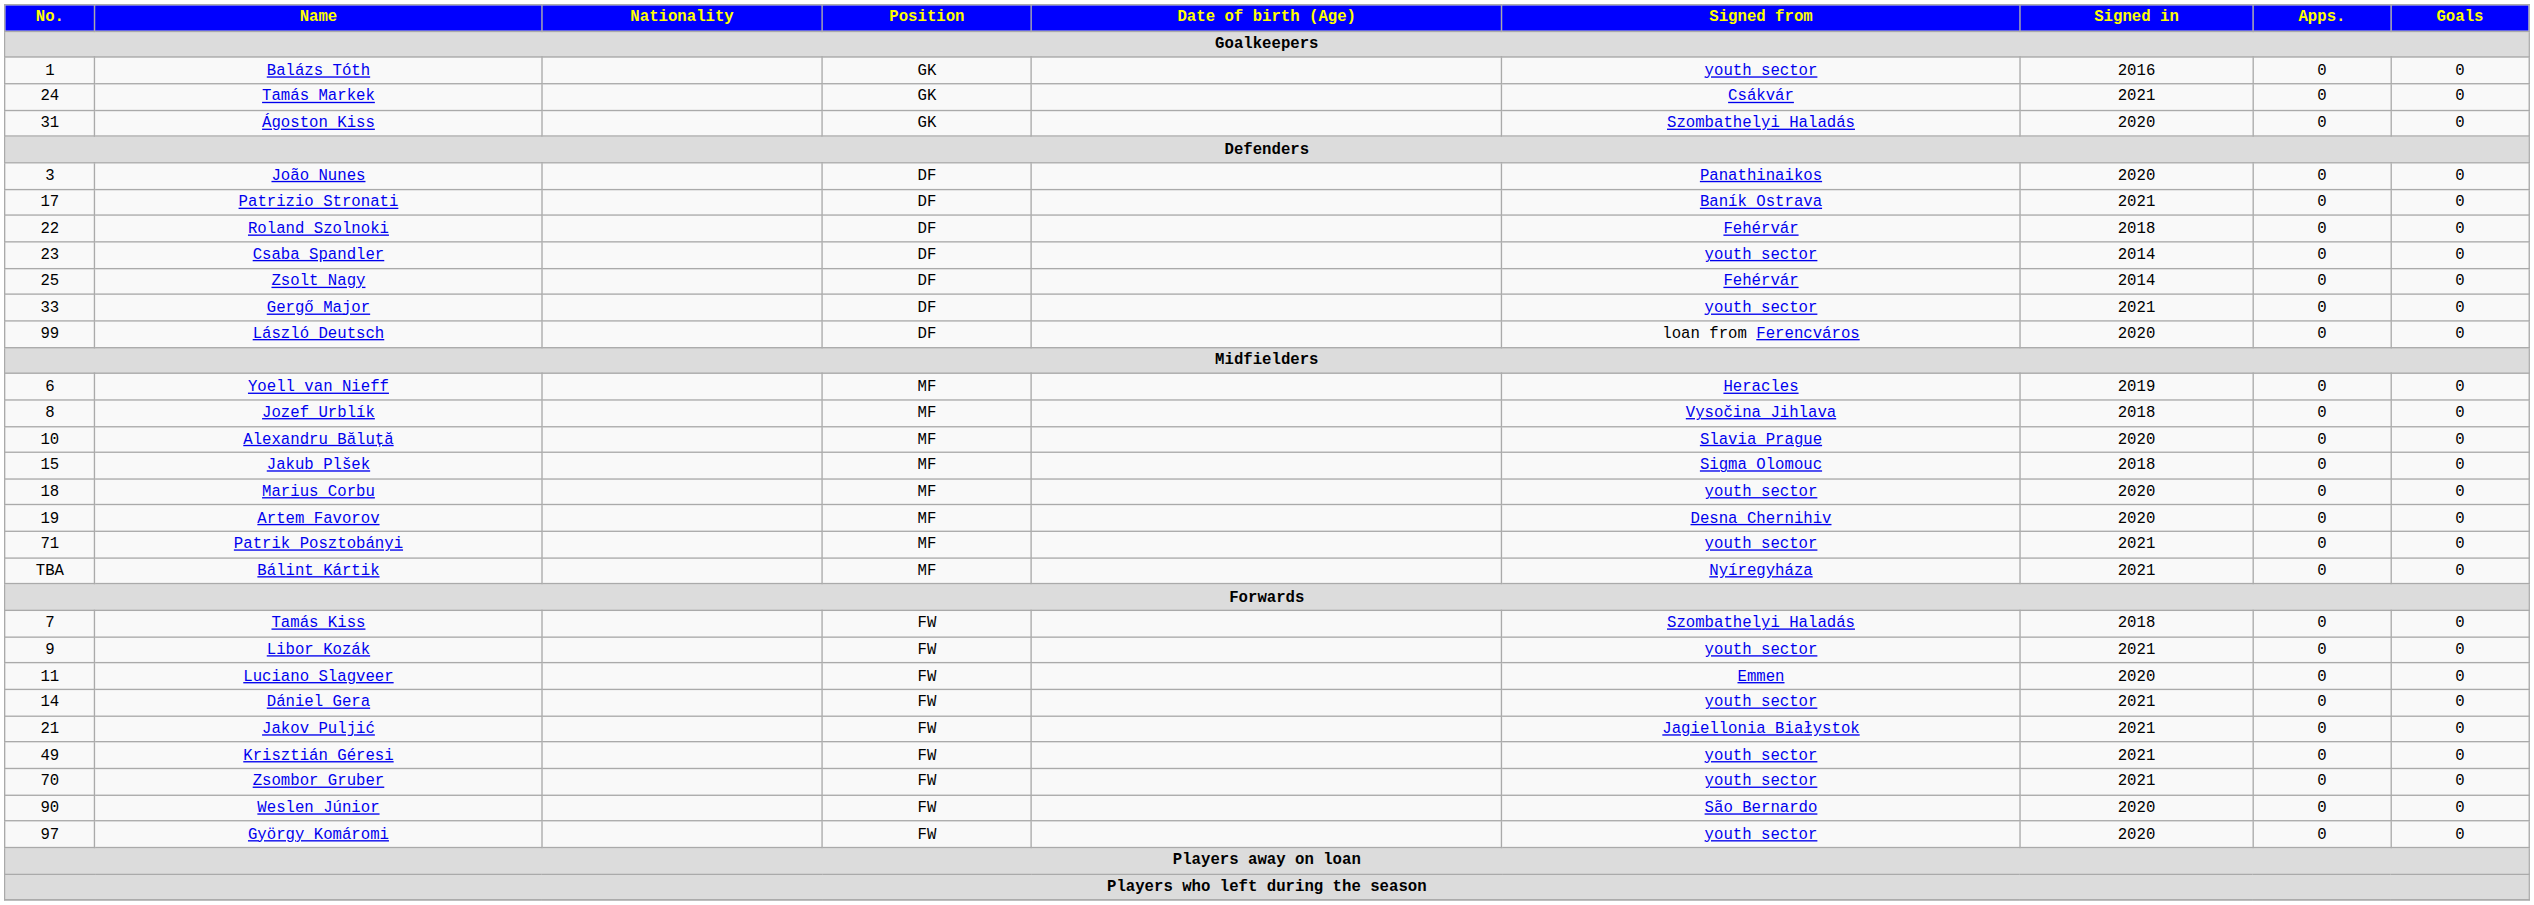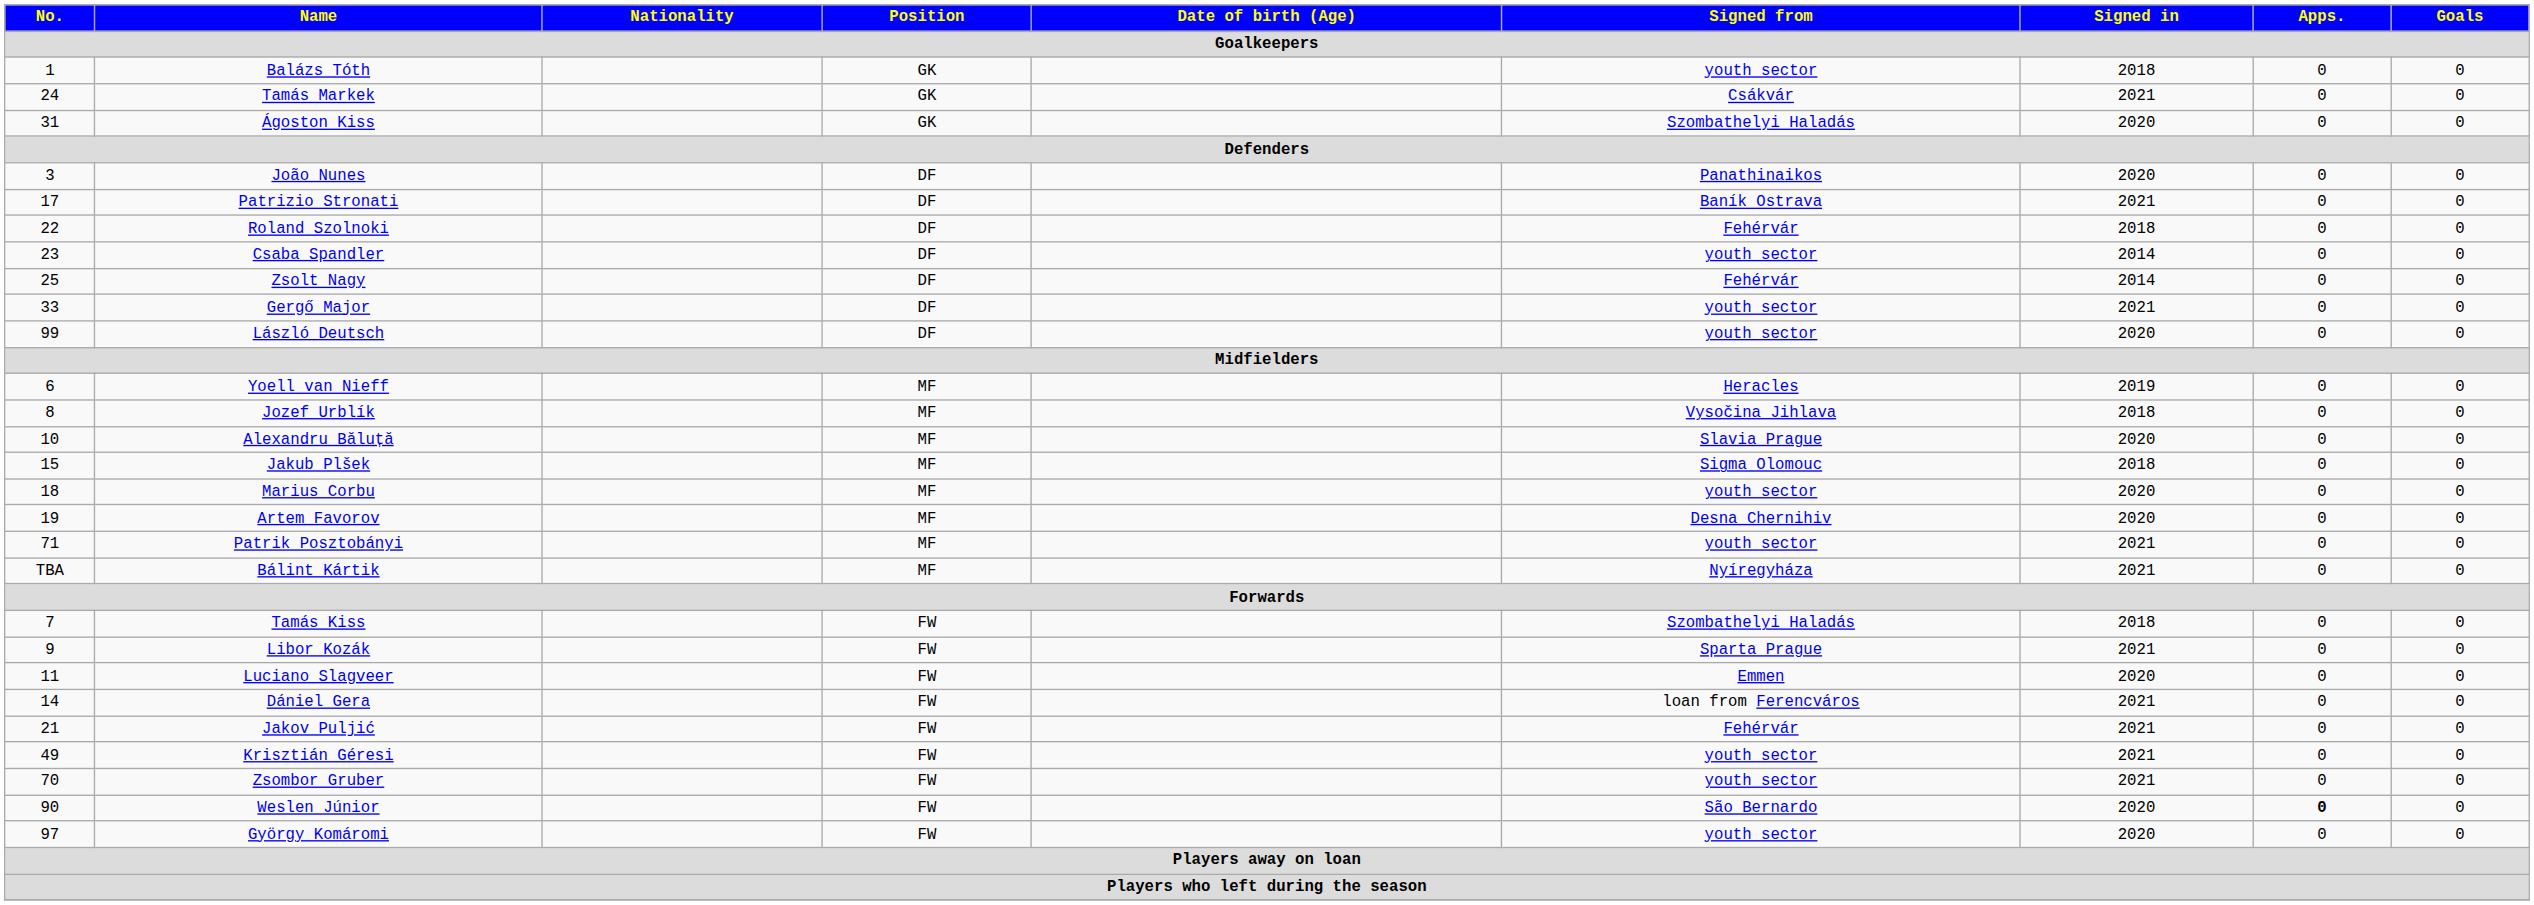(2136, 70) 2016 -> (2136, 70) 2018
(1761, 334) loan from Ferencváros -> (1761, 334) youth sector
(1761, 650) youth sector -> (1761, 650) Sparta Prague
(1761, 702) youth sector -> (1761, 702) loan from Ferencváros
(1761, 729) Jagiellonia Białystok -> (1761, 729) Fehérvár
(2322, 808) normal -> (2322, 808) bold
